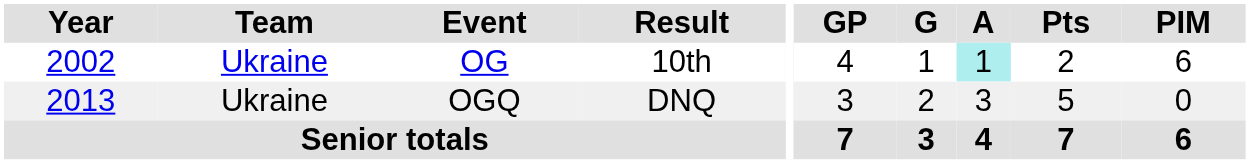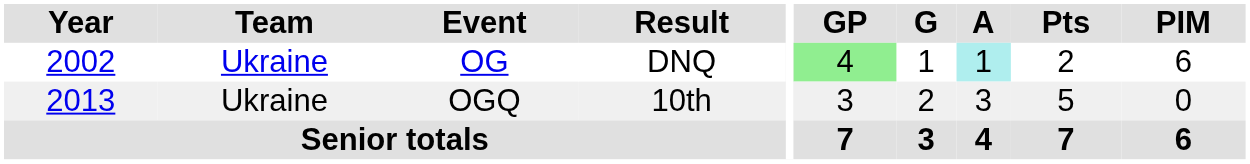(682, 61) 10th -> (682, 61) DNQ
(845, 61) no background -> (845, 61) lightgreen background
(682, 100) DNQ -> (682, 100) 10th
